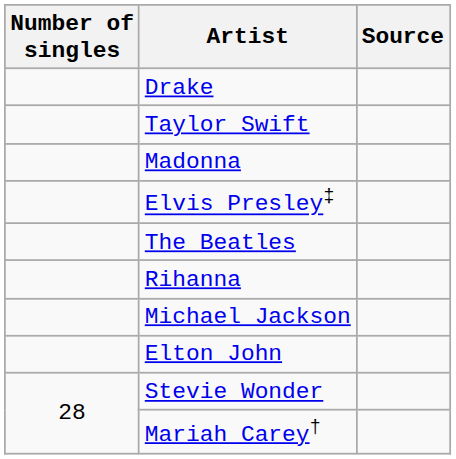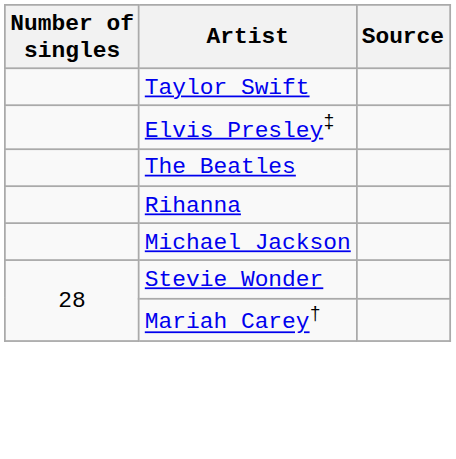- row: (179, 87)
- row: (193, 162)
- row: (213, 354)
